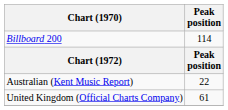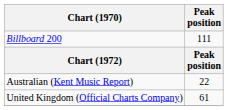(204, 39) 114 -> (204, 39) 111
